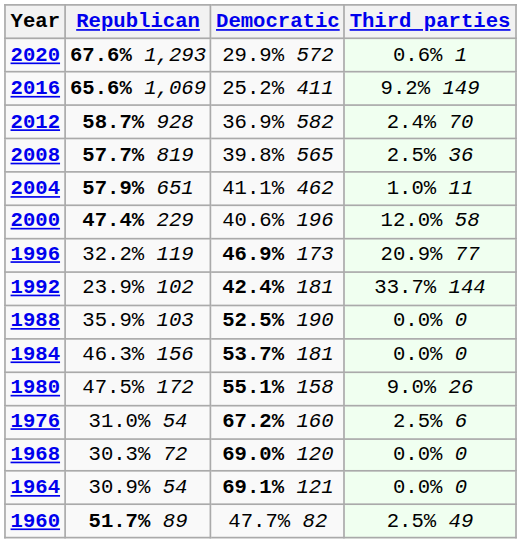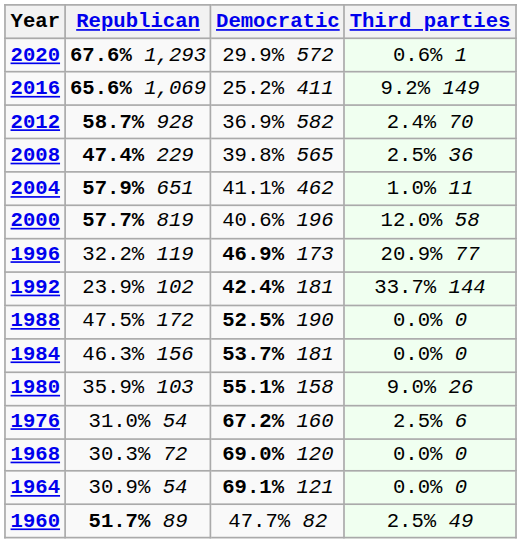(138, 155) 57.7% 819 -> (138, 155) 47.4% 229
(138, 222) 47.4% 229 -> (138, 222) 57.7% 819
(138, 322) 35.9% 103 -> (138, 322) 47.5% 172
(138, 388) 47.5% 172 -> (138, 388) 35.9% 103
